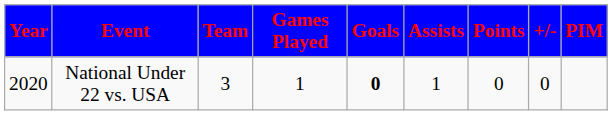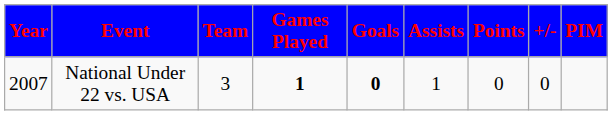(28, 83) 2020 -> (28, 83) 2007
(300, 83) normal -> (300, 83) bold
